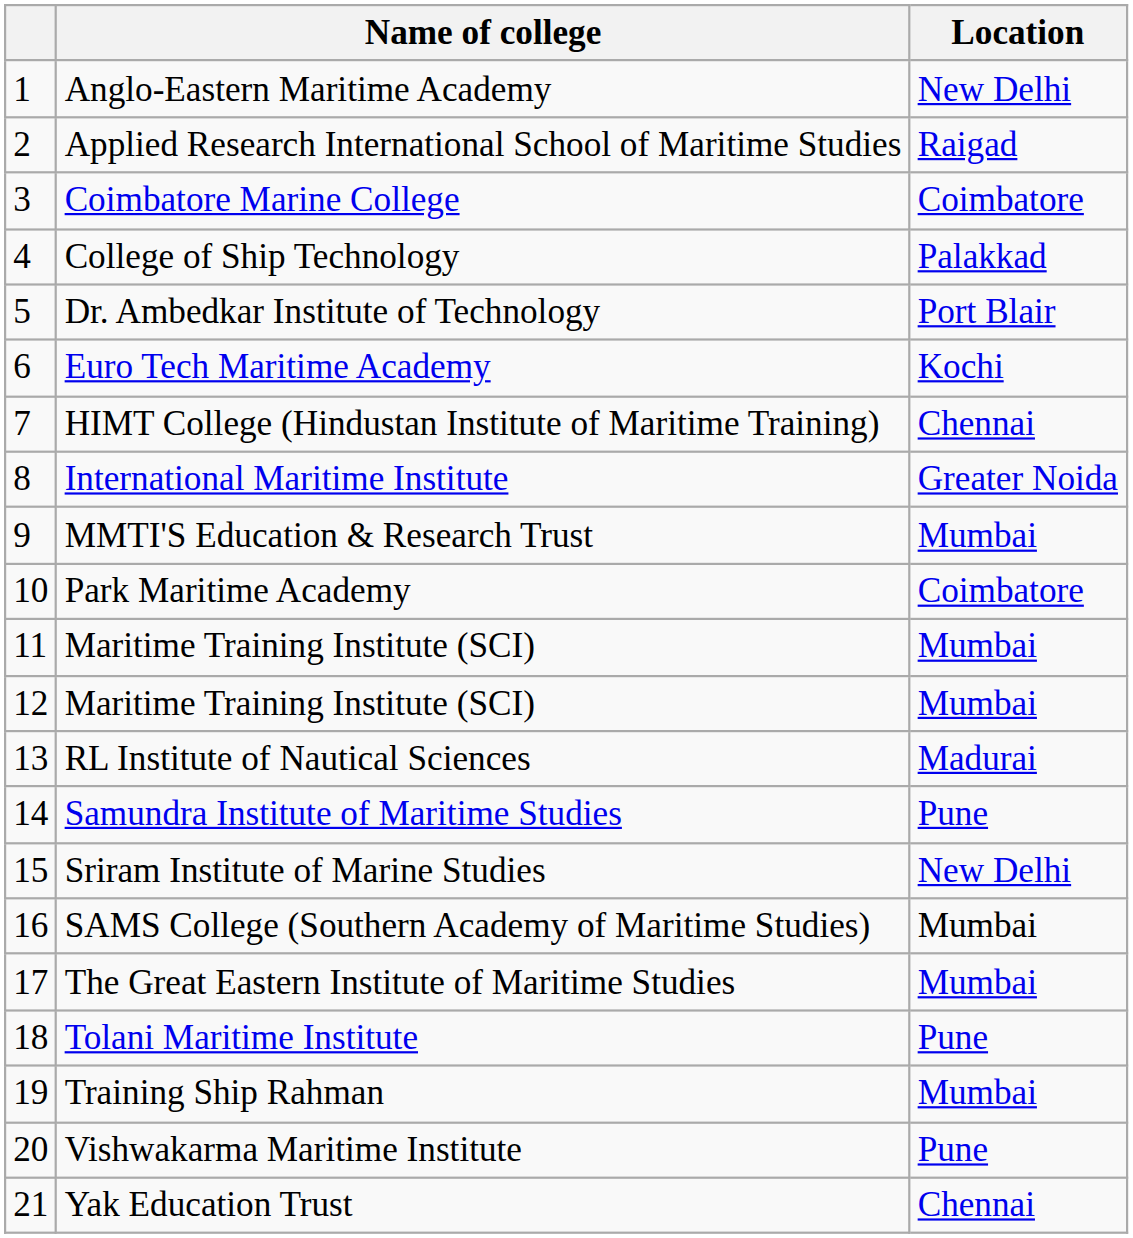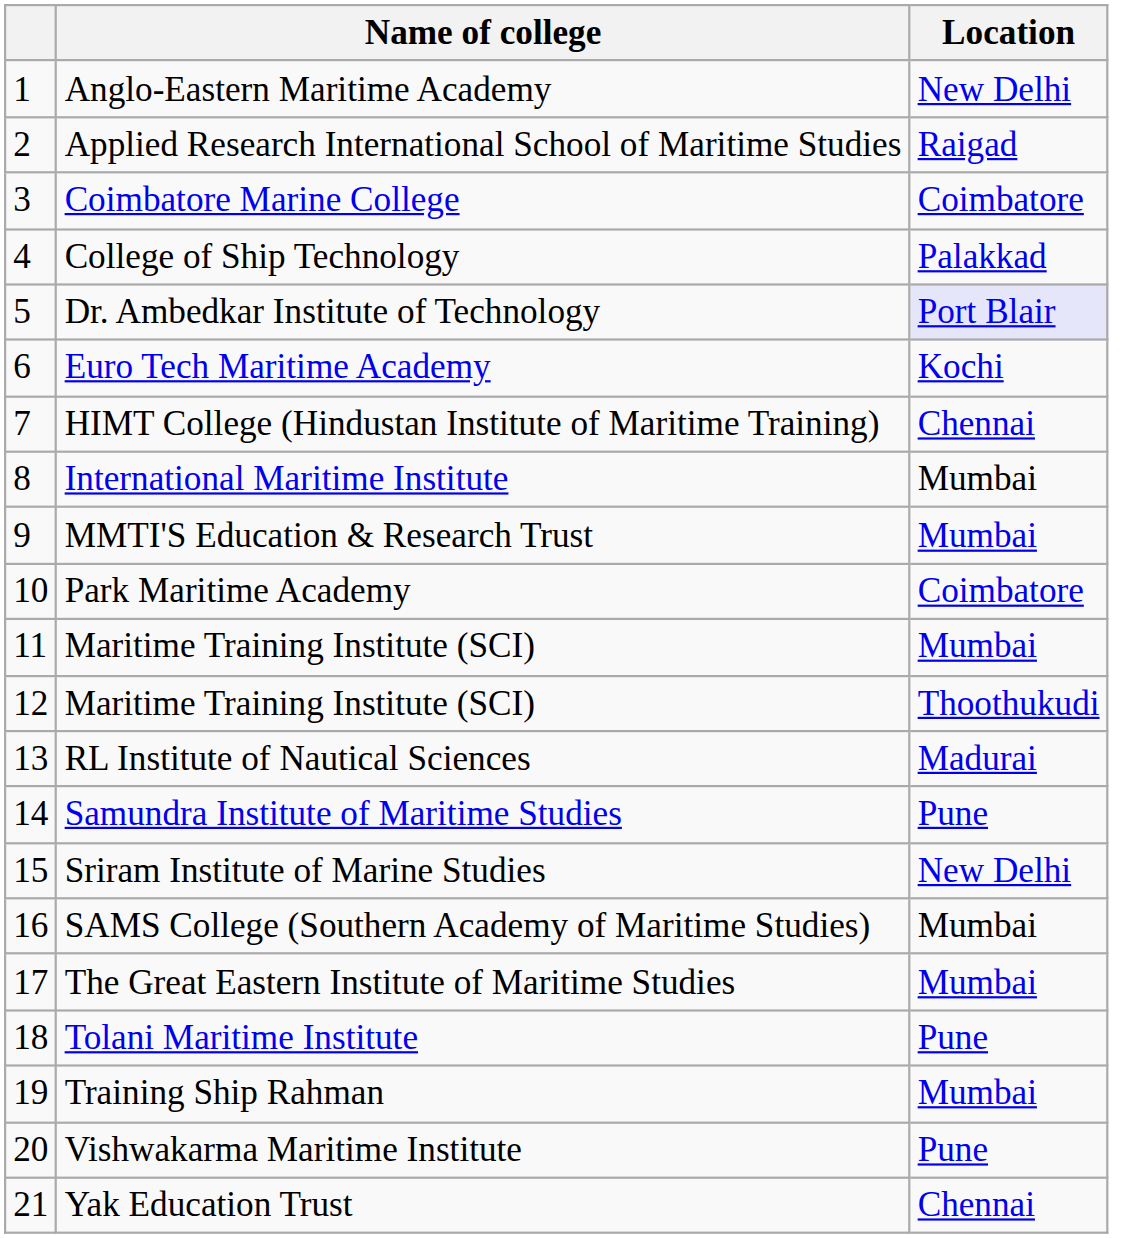(987, 311) no background -> (987, 311) lavender background
(1018, 479) Greater Noida -> (977, 479) Mumbai
(977, 702) Mumbai -> (1009, 702) Thoothukudi
